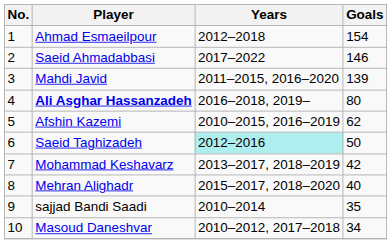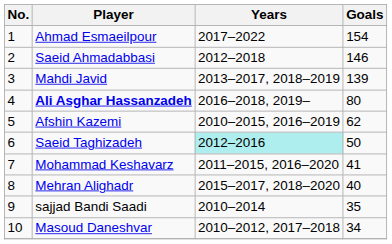(232, 36) 2012–2018 -> (232, 36) 2017–2022
(232, 57) 2017–2022 -> (232, 57) 2012–2018
(268, 79) 2011–2015, 2016–2020 -> (269, 79) 2013–2017, 2018–2019
(269, 164) 2013–2017, 2018–2019 -> (268, 164) 2011–2015, 2016–2020
(354, 164) 42 -> (354, 164) 41
